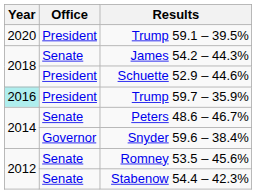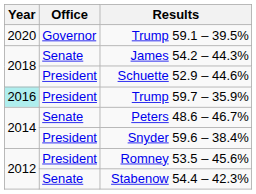(70, 35) President -> (69, 35) Governor
(69, 138) Governor -> (70, 138) President
(63, 158) Senate -> (70, 158) President
